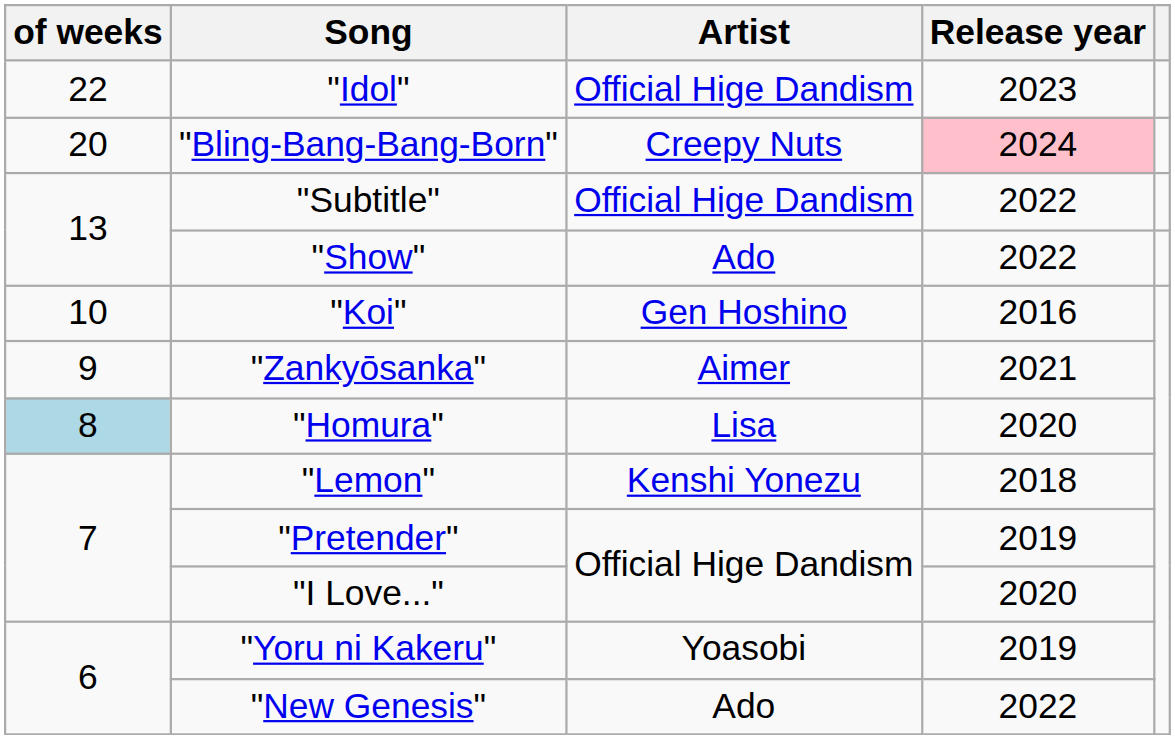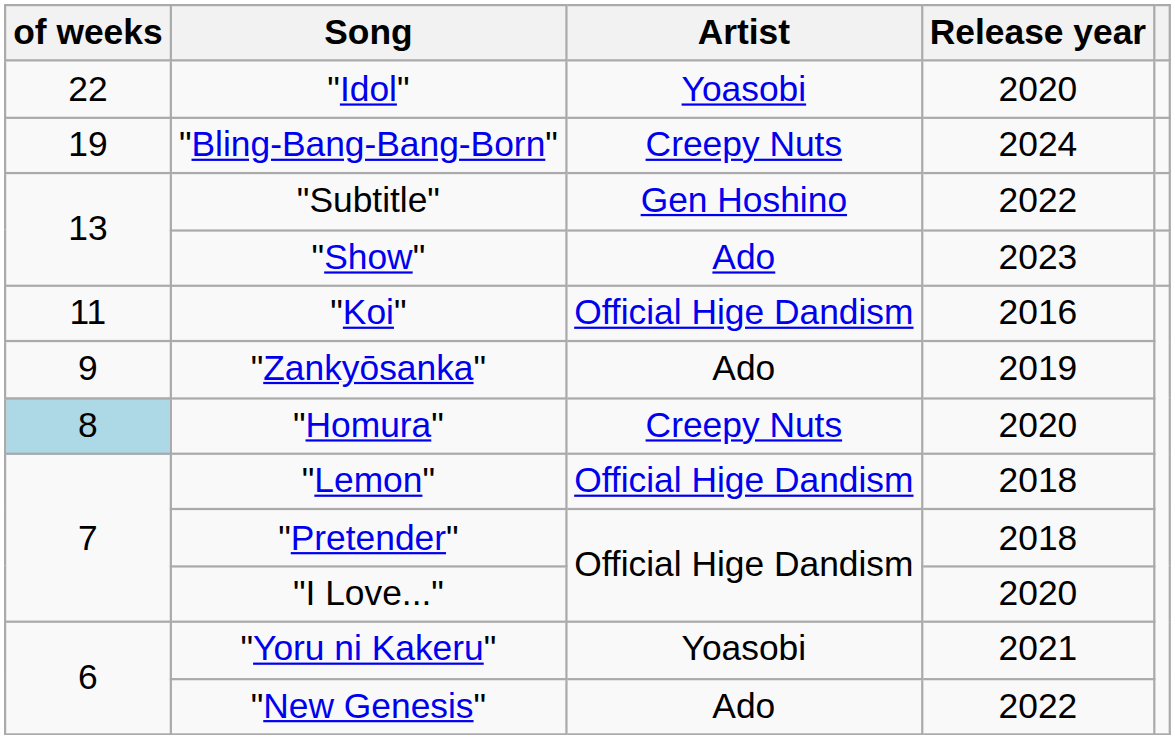(744, 88) Official Hige Dandism -> (744, 88) Yoasobi
(1038, 88) 2023 -> (1038, 88) 2020
(88, 144) 20 -> (88, 144) 19
(1038, 144) pink background -> (1038, 144) no background
(744, 200) Official Hige Dandism -> (744, 200) Gen Hoshino
(1038, 256) 2022 -> (1038, 256) 2023
(88, 312) 10 -> (88, 312) 11
(744, 312) Gen Hoshino -> (744, 312) Official Hige Dandism
(744, 369) Aimer -> (744, 369) Ado
(1038, 369) 2021 -> (1038, 369) 2019
(744, 425) Lisa -> (744, 425) Creepy Nuts
(744, 481) Kenshi Yonezu -> (744, 481) Official Hige Dandism
(1038, 537) 2019 -> (1038, 537) 2018
(1038, 649) 2019 -> (1038, 649) 2021
